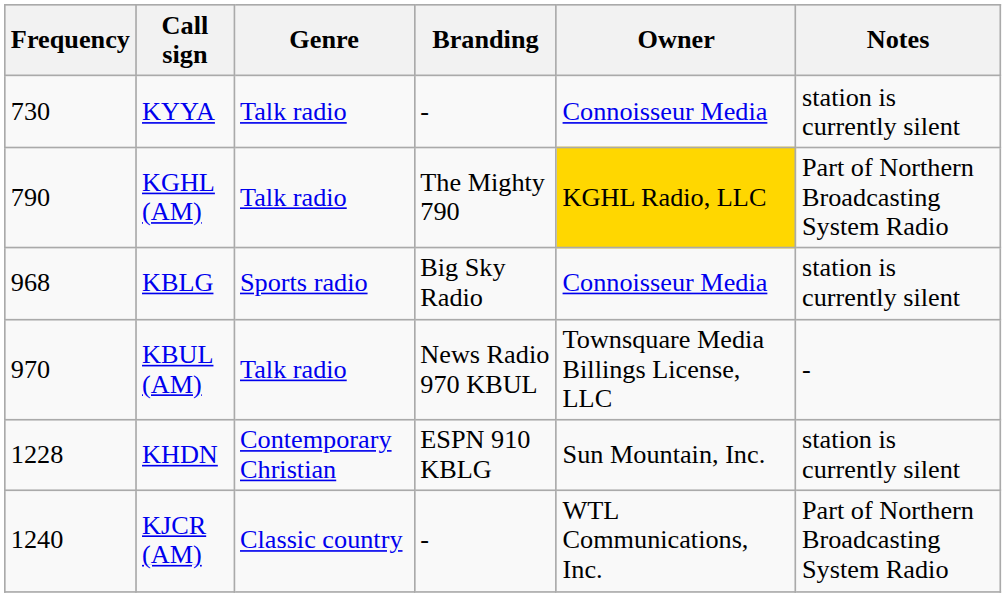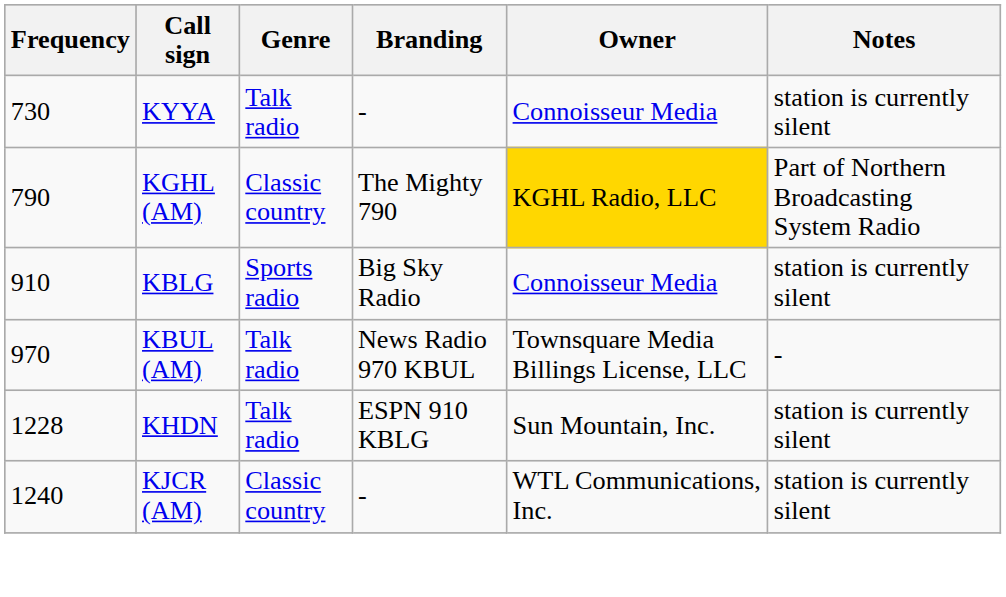(293, 197) Talk radio -> (285, 197) Classic country
(31, 282) 968 -> (31, 282) 910
(316, 454) Contemporary Christian -> (272, 425) Talk radio
(888, 540) Part of Northern Broadcasting System Radio -> (871, 496) station is currently silent
